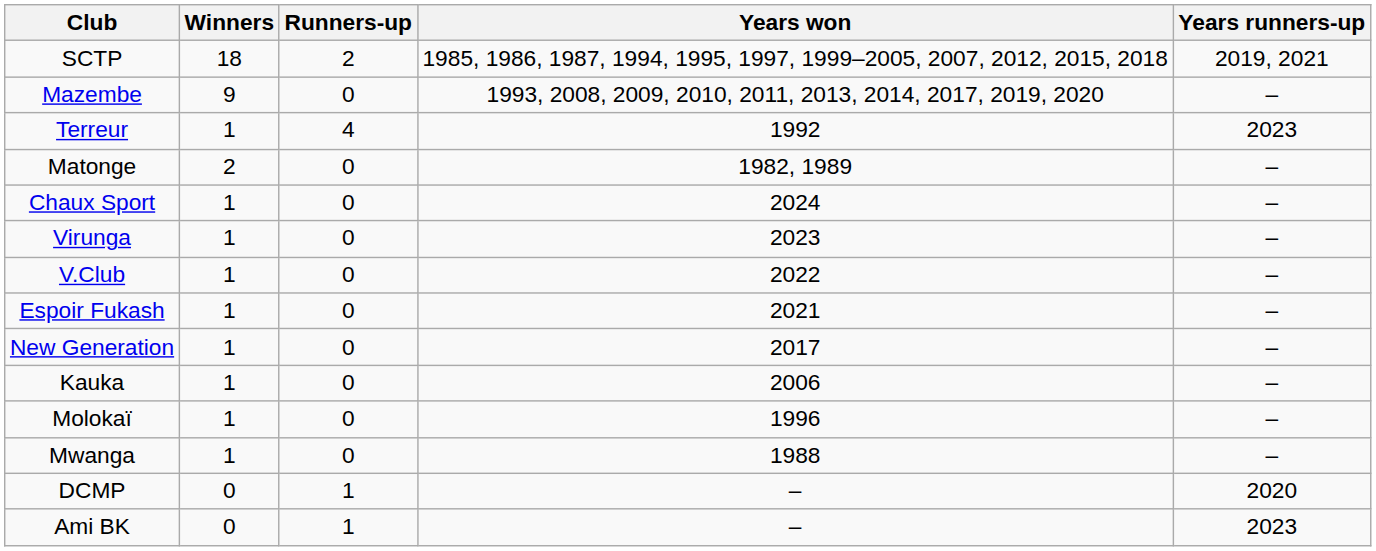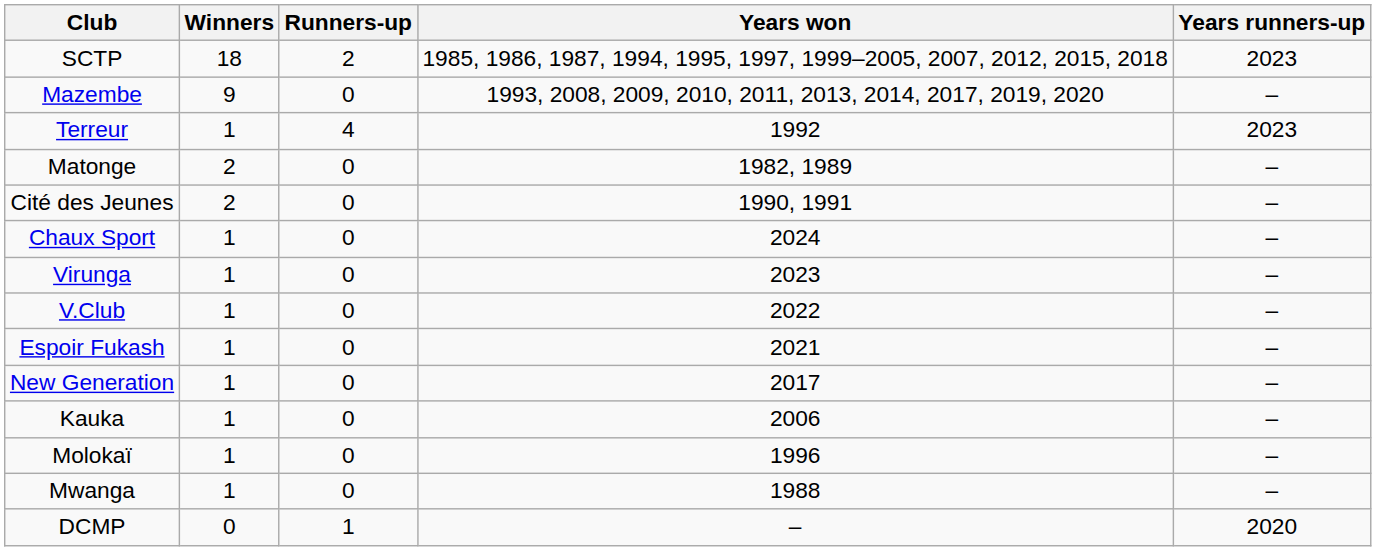(1272, 58) 2019, 2021 -> (1272, 58) 2023
+ row: (92, 202)
- row: (92, 526)
